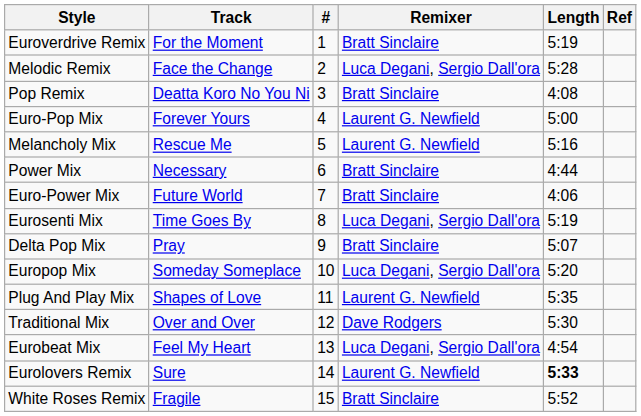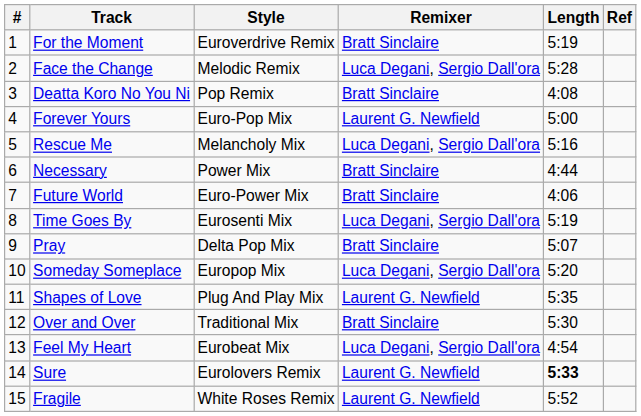columns swapped: (326, 17) <-> (77, 17)
(411, 144) Laurent G. Newfield -> (441, 144) Luca Degani, Sergio Dall'ora
(392, 322) Dave Rodgers -> (390, 322) Bratt Sinclaire
(390, 399) Bratt Sinclaire -> (411, 399) Laurent G. Newfield
